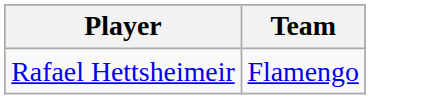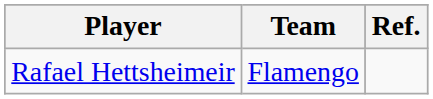+ column: (396, 26)
